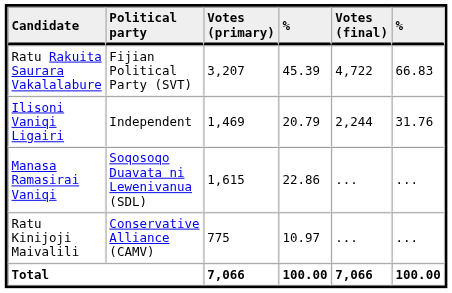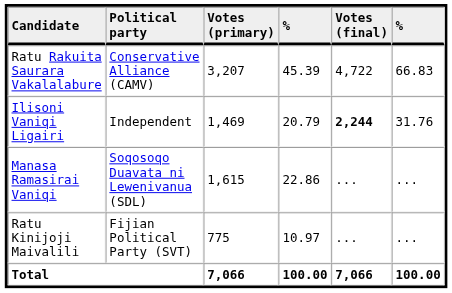(151, 71) Fijian Political Party (SVT) -> (154, 71) Conservative Alliance (CAMV)
(354, 122) normal -> (354, 122) bold
(154, 238) Conservative Alliance (CAMV) -> (151, 238) Fijian Political Party (SVT)
